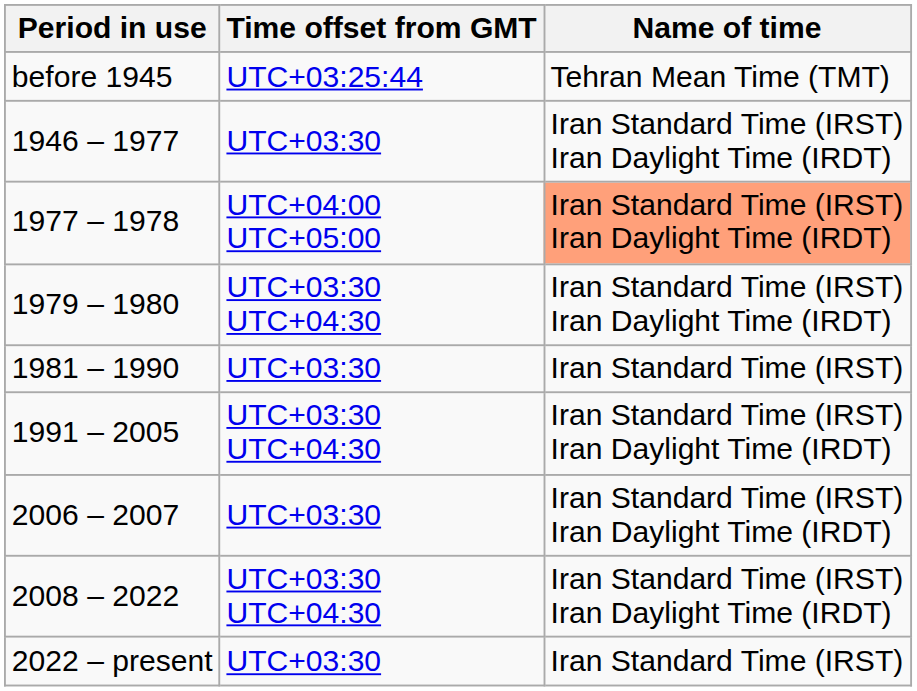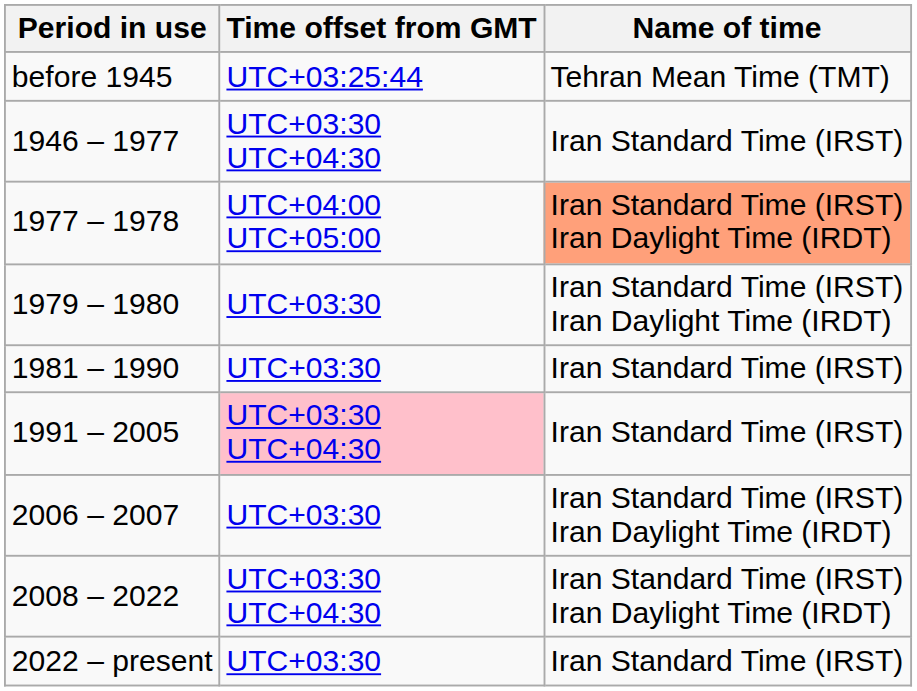(304, 140) UTC+03:30 -> (304, 140) UTC+03:30 UTC+04:30
(727, 140) Iran Standard Time (IRST) Iran Daylight Time (IRDT) -> (727, 140) Iran Standard Time (IRST)
(304, 303) UTC+03:30 UTC+04:30 -> (304, 303) UTC+03:30
(304, 433) no background -> (304, 433) pink background
(727, 433) Iran Standard Time (IRST) Iran Daylight Time (IRDT) -> (727, 433) Iran Standard Time (IRST)
